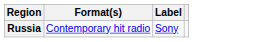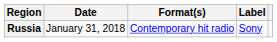+ column: (86, 12)
